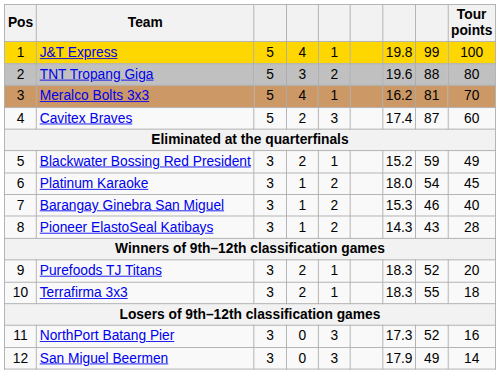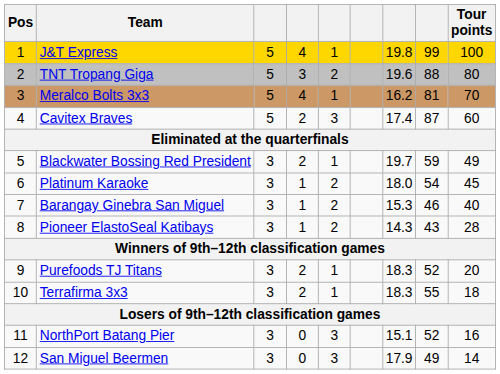(399, 161) 15.2 -> (399, 161) 19.7
(399, 336) 17.3 -> (399, 336) 15.1
